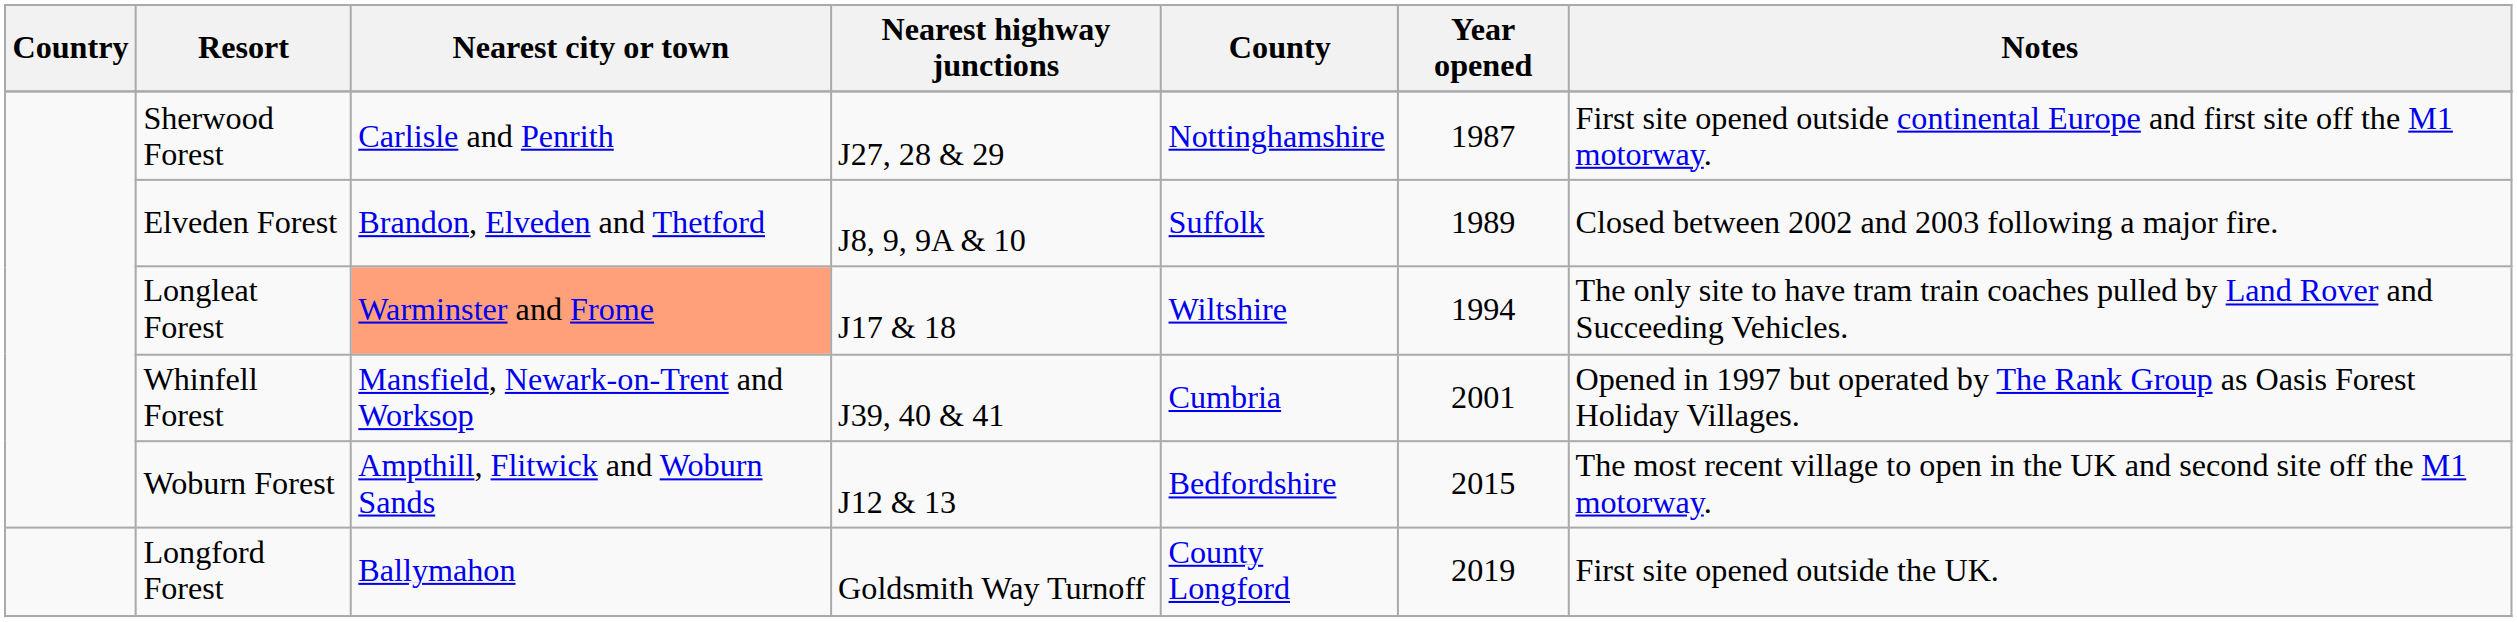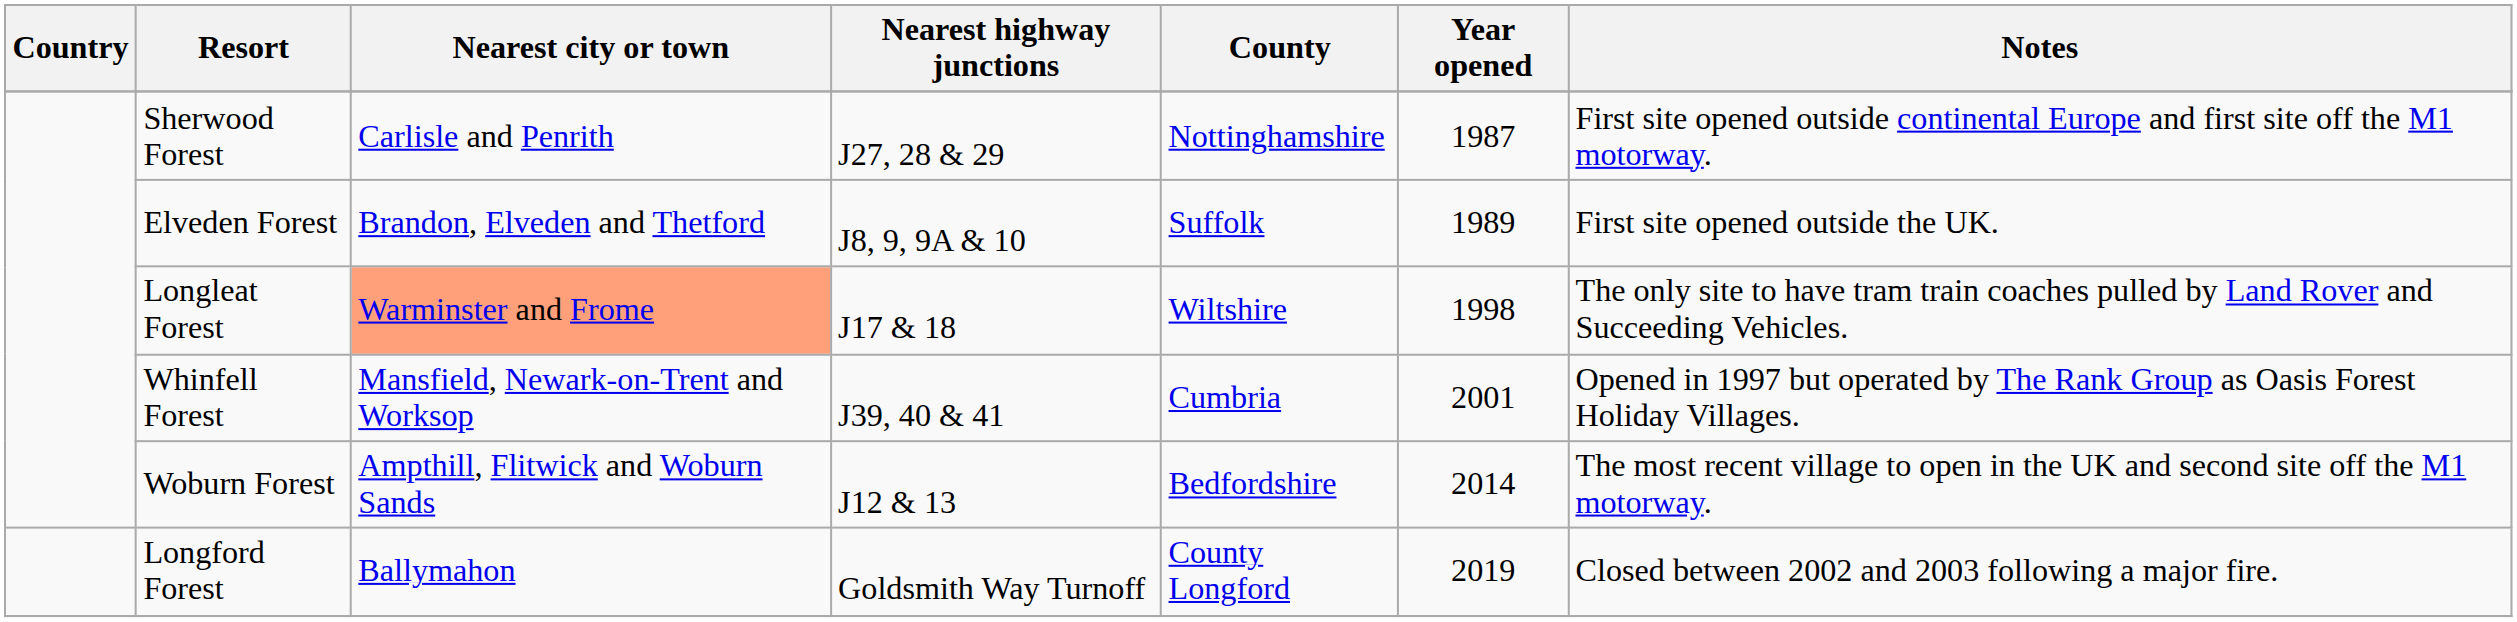(1927, 222) Closed between 2002 and 2003 following a major fire. -> (1787, 222) First site opened outside the UK.
(1483, 309) 1994 -> (1483, 309) 1998
(1483, 484) 2015 -> (1483, 484) 2014
(1787, 571) First site opened outside the UK. -> (1927, 571) Closed between 2002 and 2003 following a major fire.
